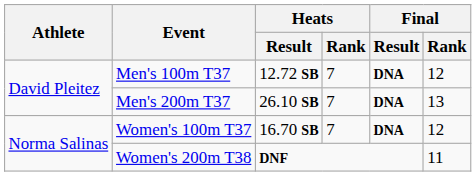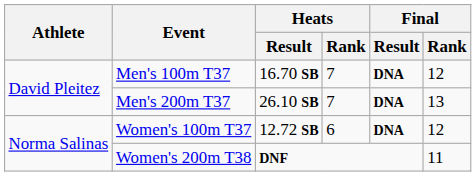(289, 74) 12.72 SB -> (289, 74) 16.70 SB
(289, 129) 16.70 SB -> (289, 129) 12.72 SB
(331, 129) 7 -> (331, 129) 6
